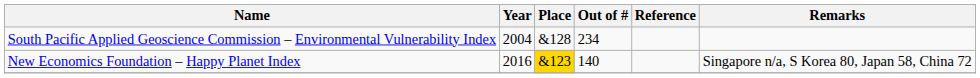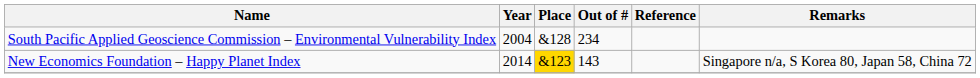(517, 61) 2016 -> (517, 61) 2014
(588, 61) 140 -> (588, 61) 143
